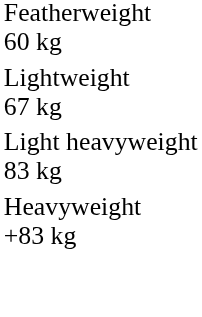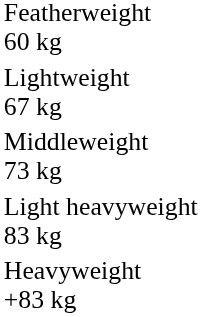+ row: (76, 156)
